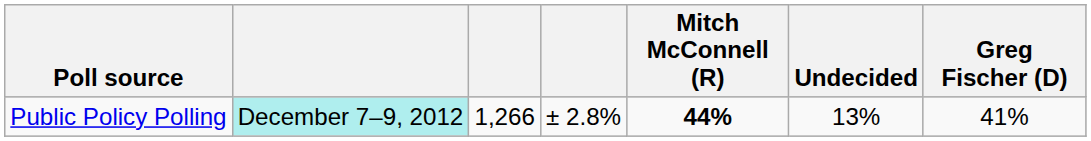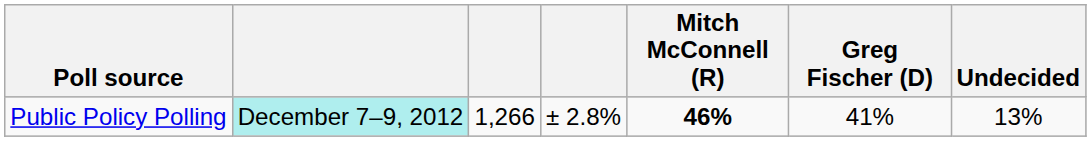columns swapped: (1005, 64) <-> (856, 78)
(708, 116) 44% -> (708, 116) 46%
